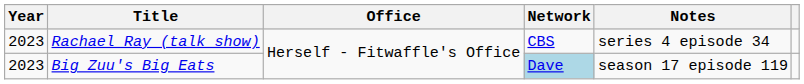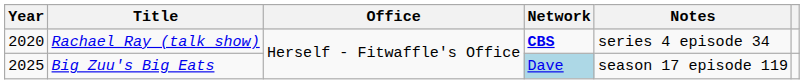(26, 41) 2023 -> (26, 41) 2020
(541, 41) normal -> (541, 41) bold
(26, 66) 2023 -> (26, 66) 2025
